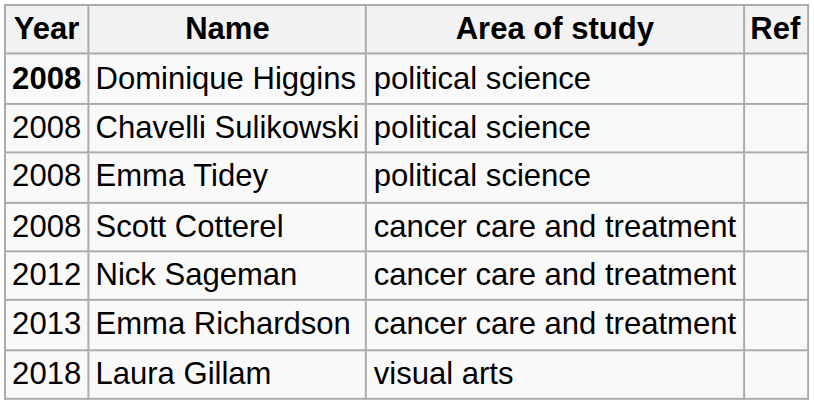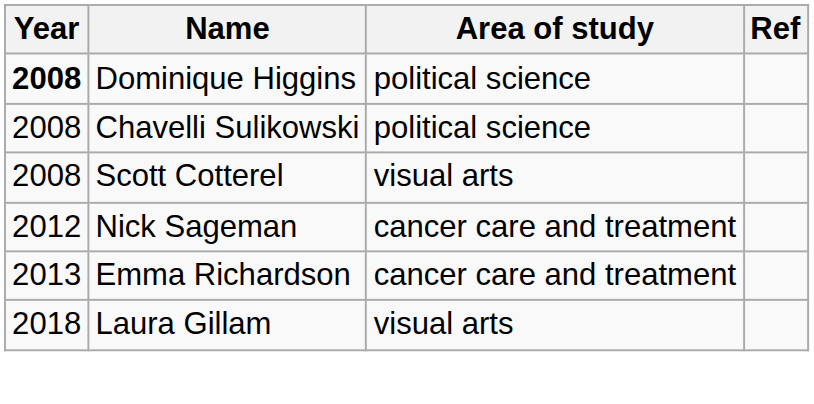- row: (182, 176)
(555, 226) cancer care and treatment -> (444, 176) visual arts
